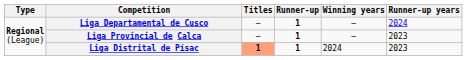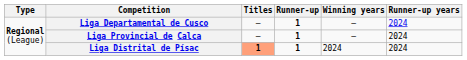(398, 37) 2023 -> (398, 37) 2024
(398, 49) 2023 -> (398, 49) 2024
